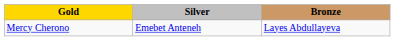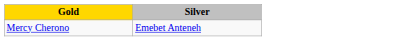- column: (326, 12)
